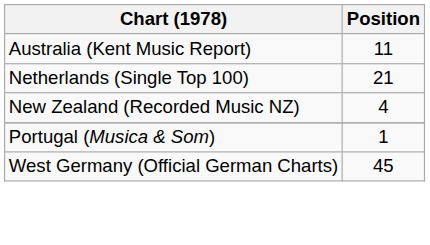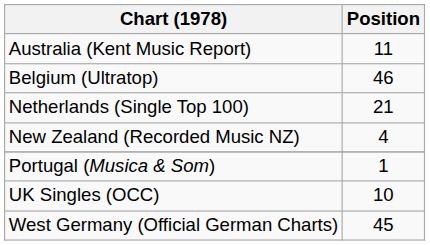+ row: (84, 78)
+ row: (84, 195)
